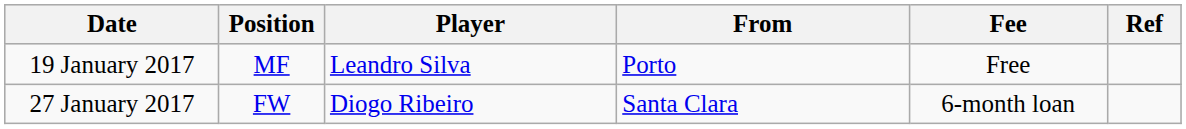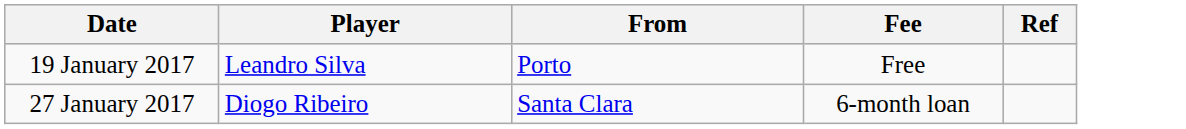- column: (272, 24)
